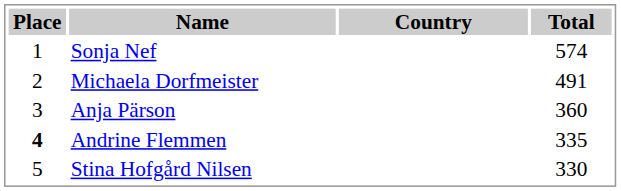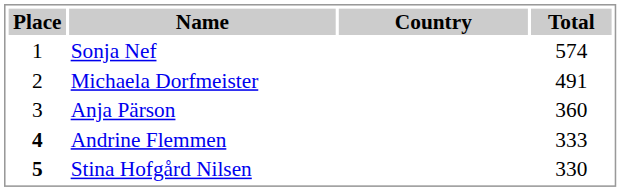(571, 140) 335 -> (571, 140) 333
(37, 169) normal -> (37, 169) bold
